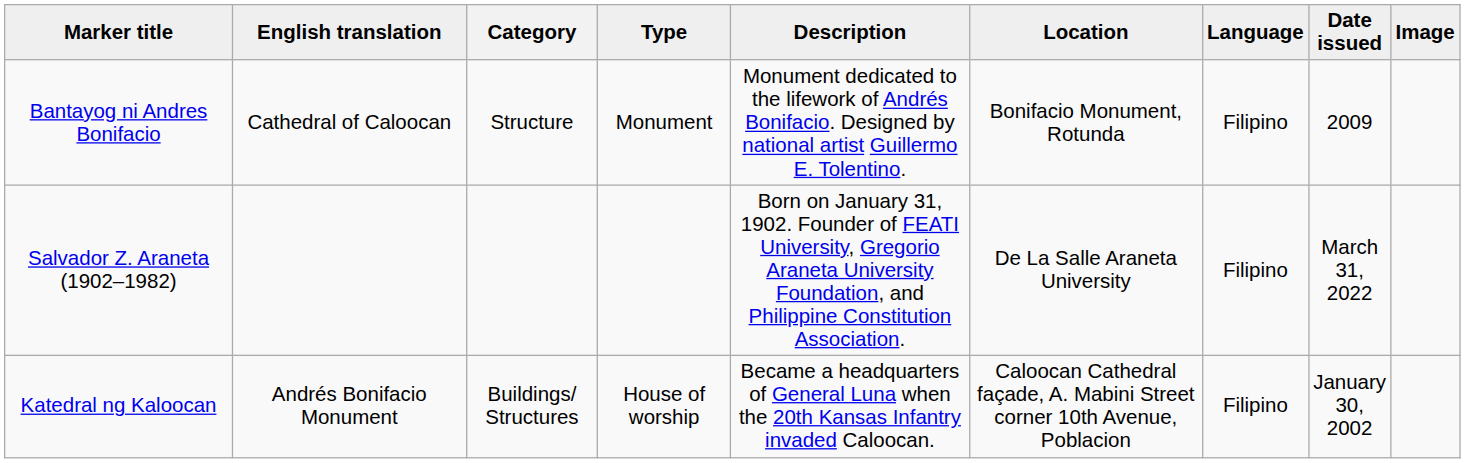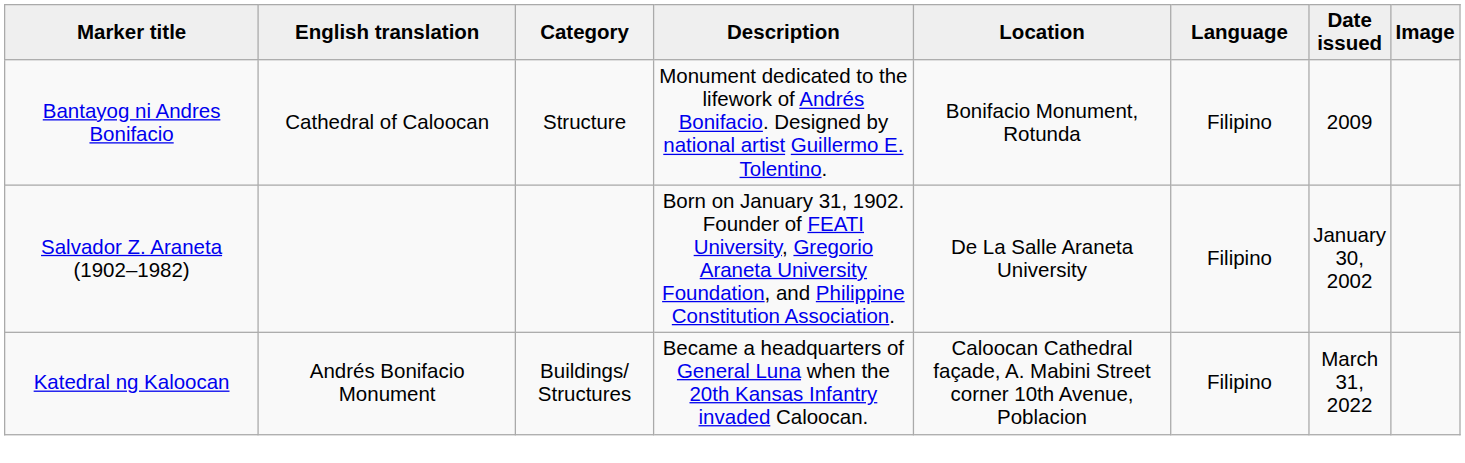- column: (664, 32)
(1350, 270) March 31, 2022 -> (1350, 258) January 30, 2002
(1350, 406) January 30, 2002 -> (1350, 383) March 31, 2022
